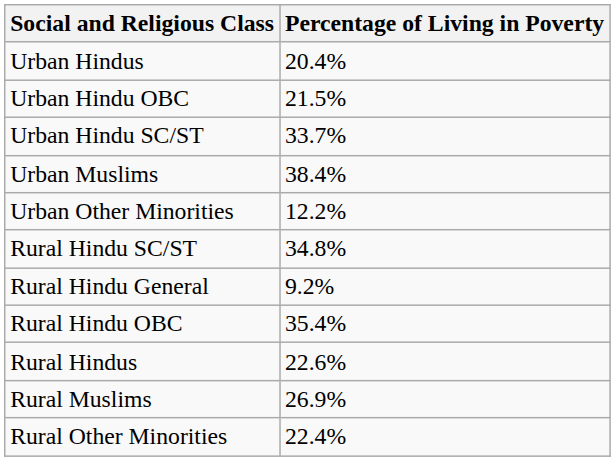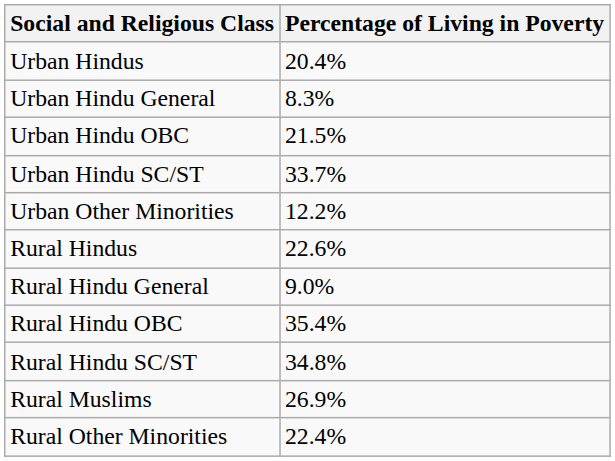+ row: (113, 98)
- row: (84, 173)
rows swapped: (74, 361) <-> (104, 248)
(310, 286) 9.2% -> (310, 286) 9.0%
